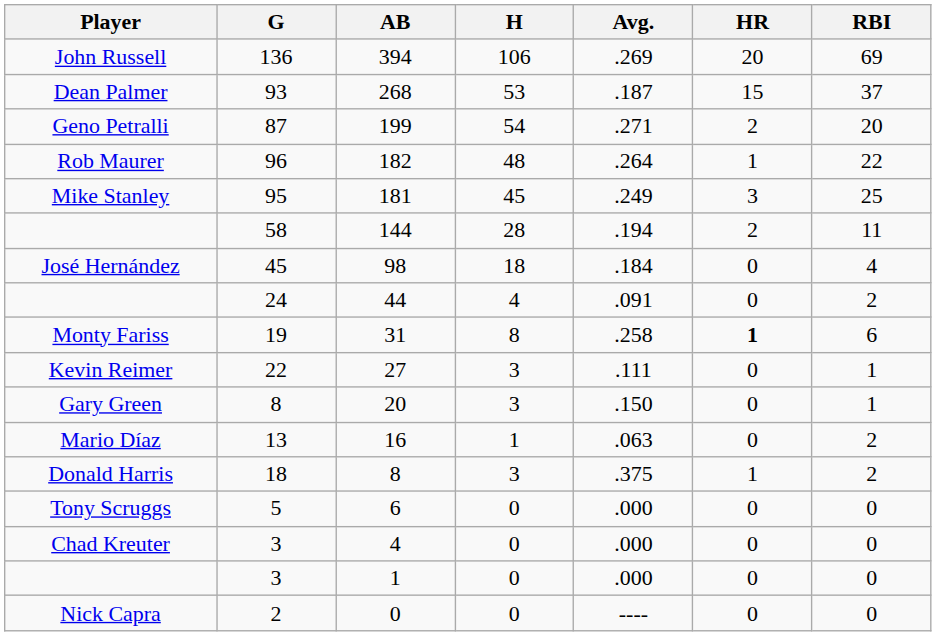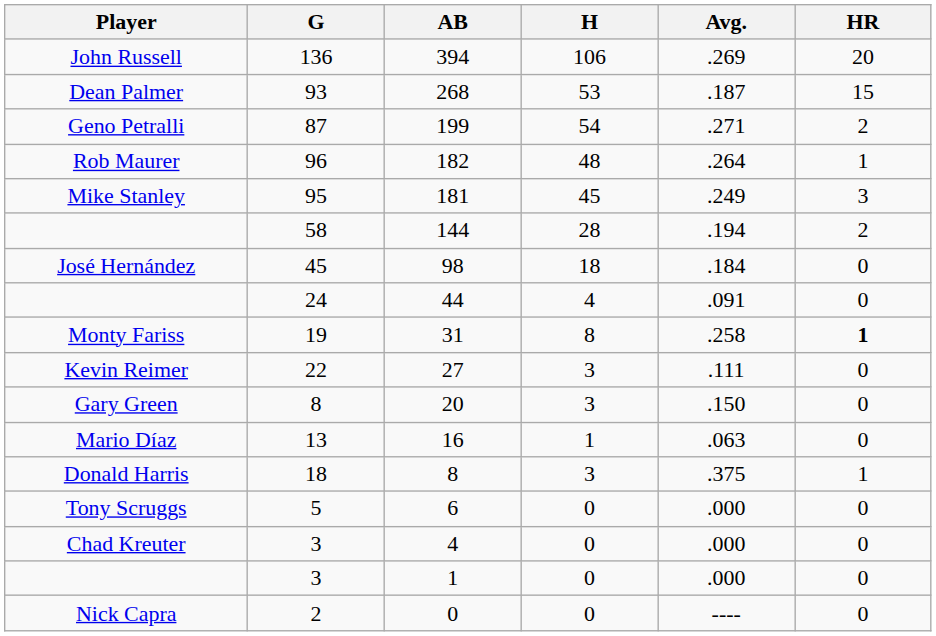- column: (872, 21)
